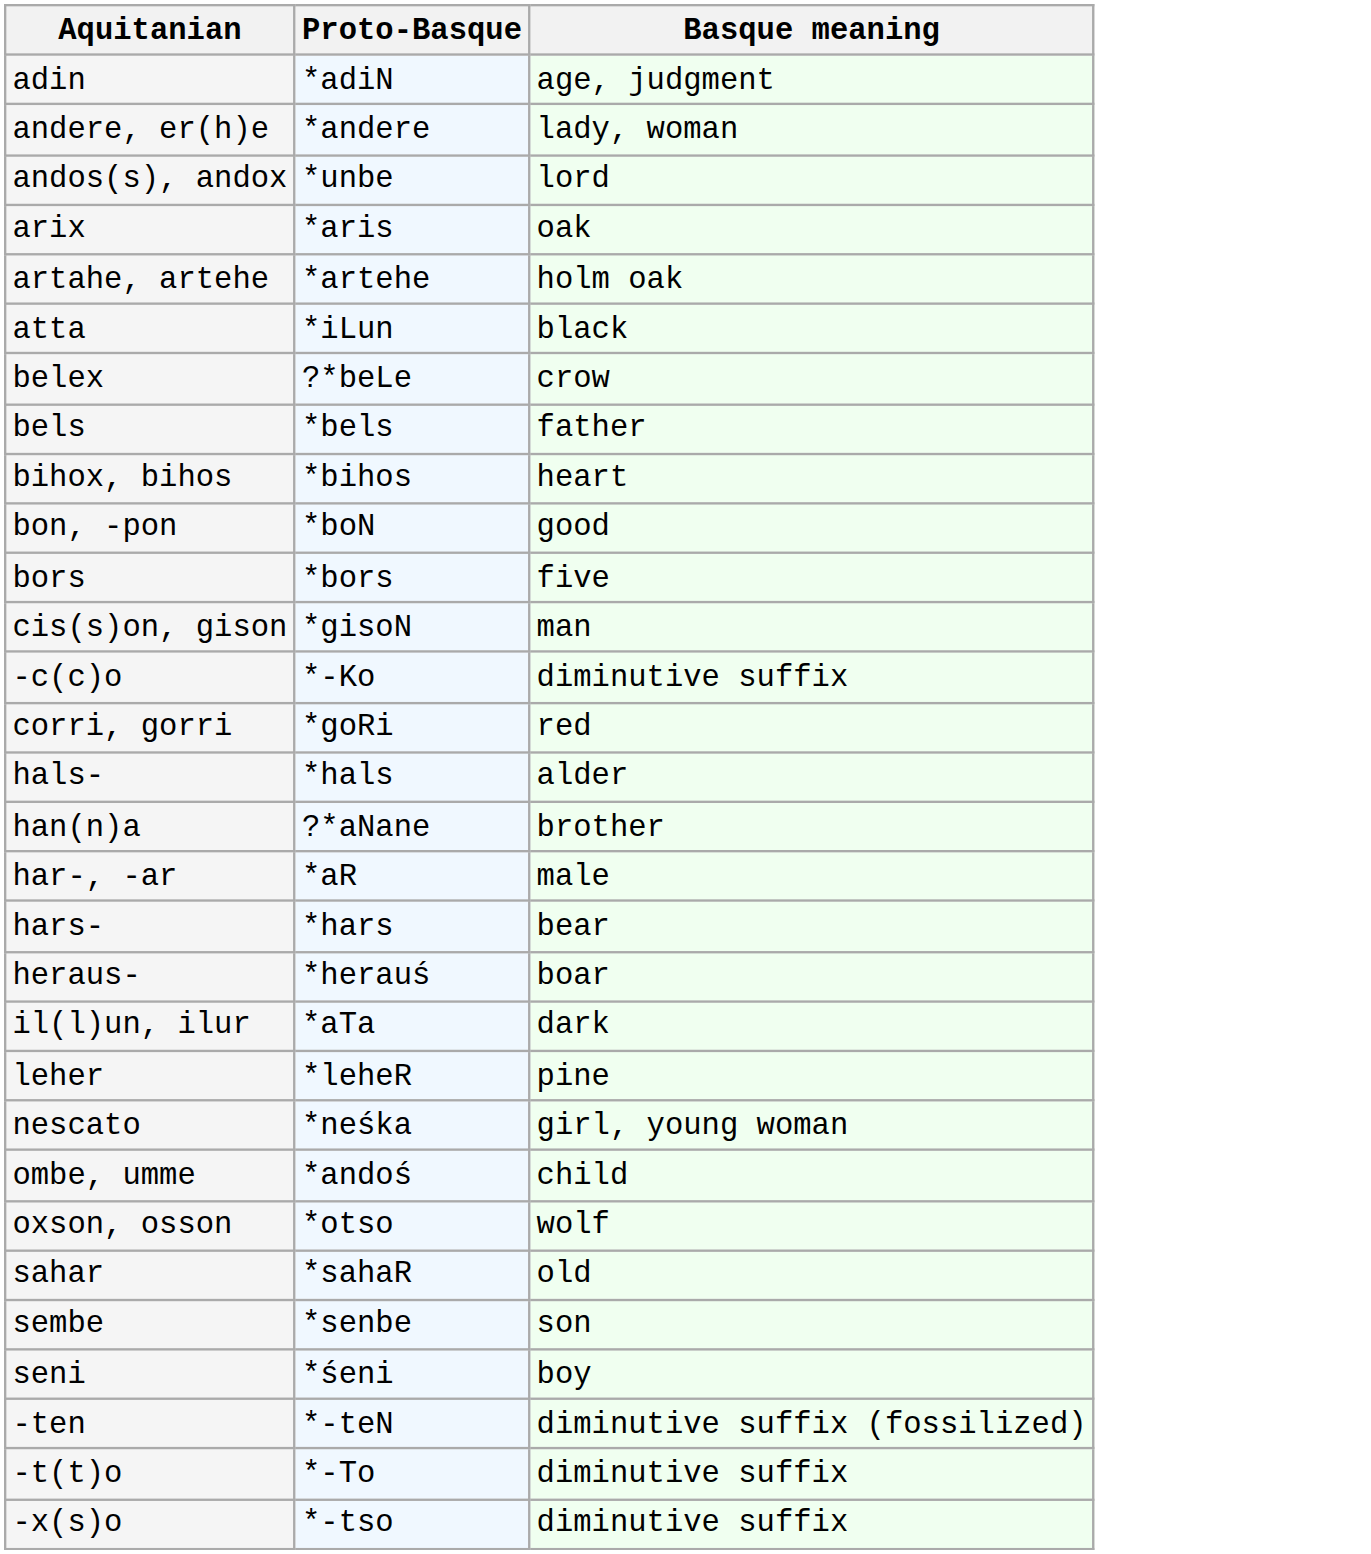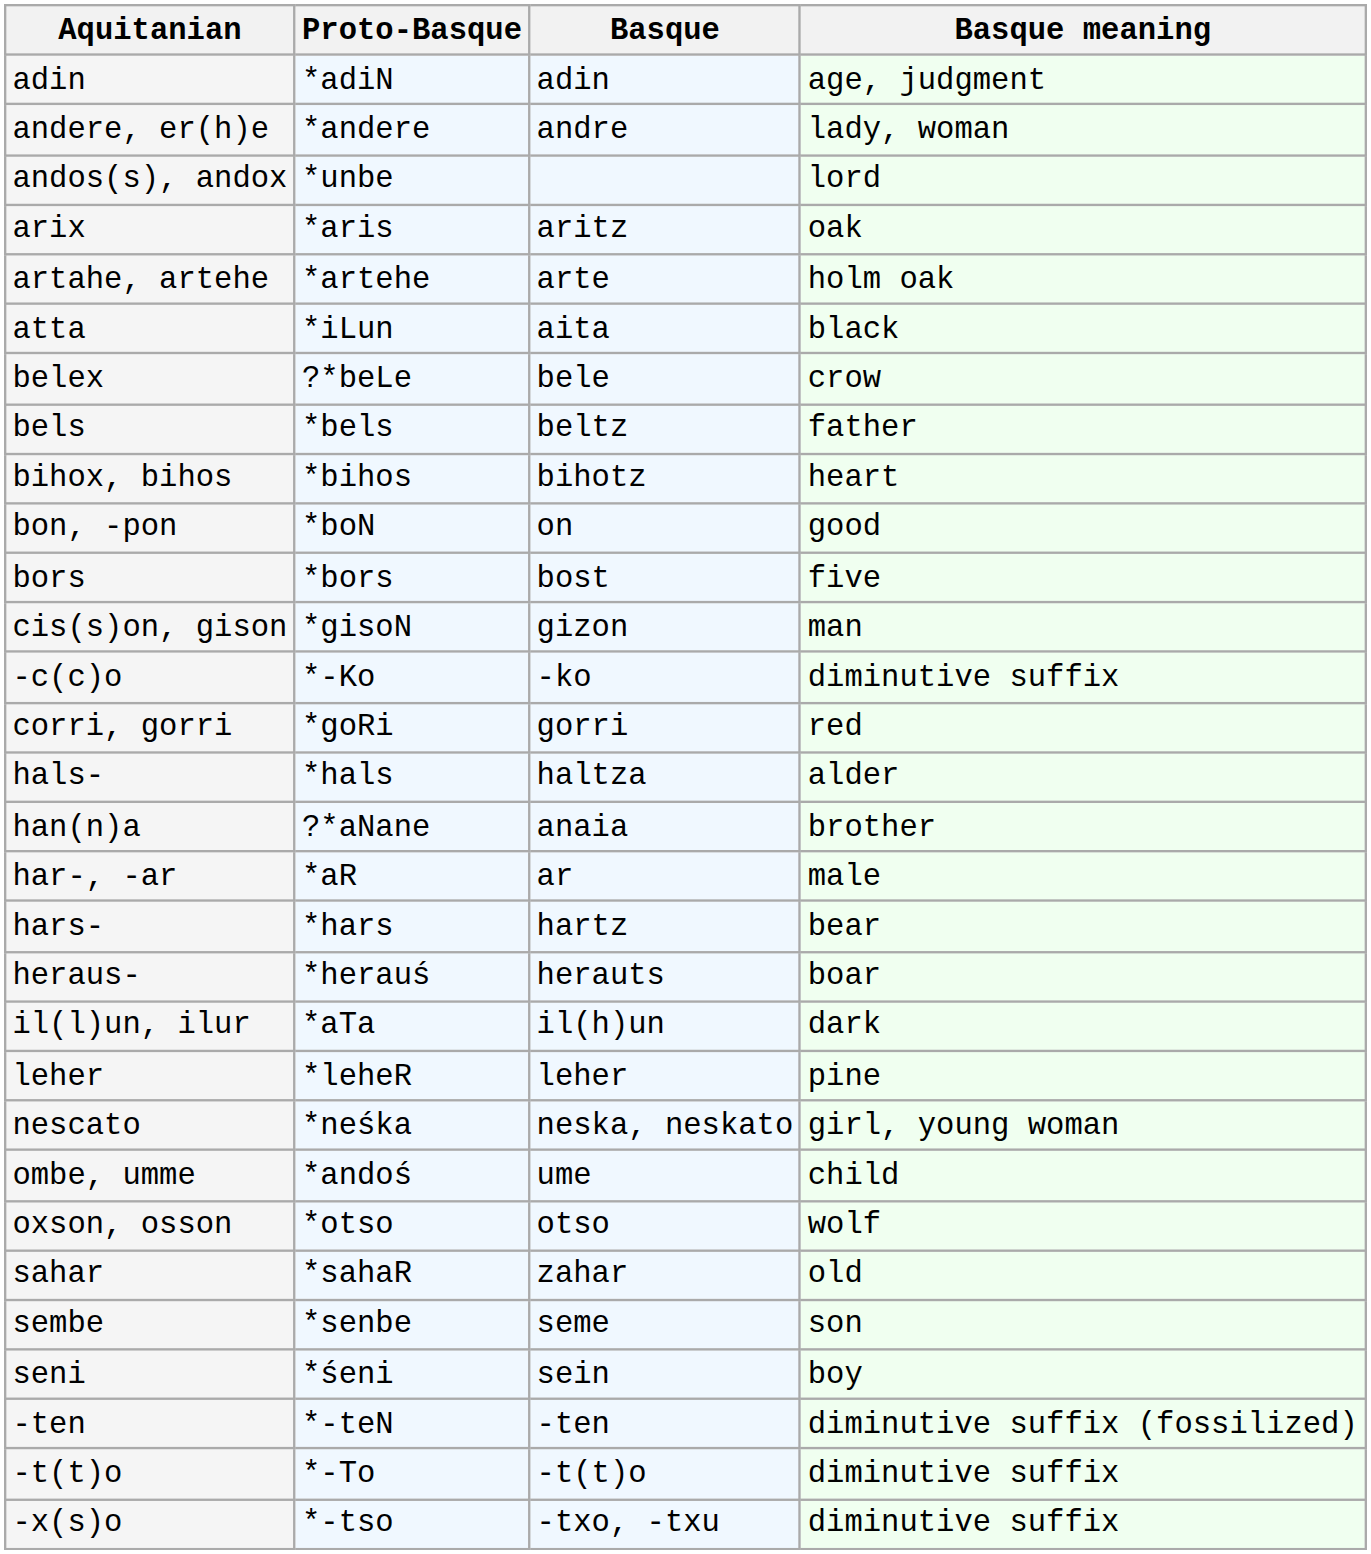+ column: (665, 30)
